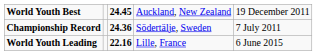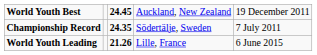(121, 27) 24.36 -> (121, 27) 24.35
(121, 43) 22.16 -> (121, 43) 21.26
